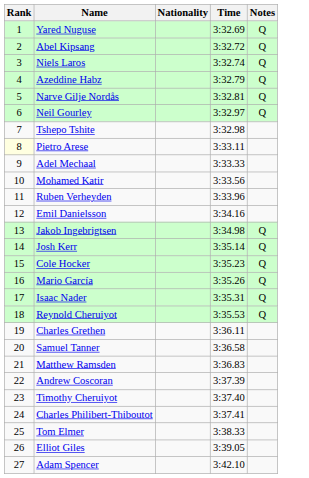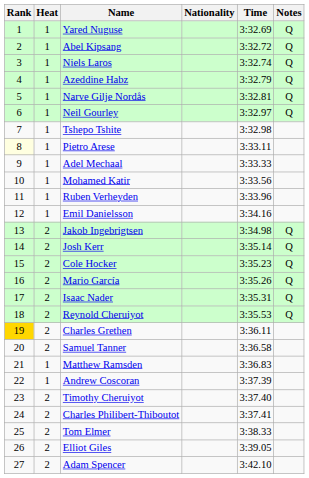+ column: (47, 12)
(19, 331) no background -> (19, 331) gold background
